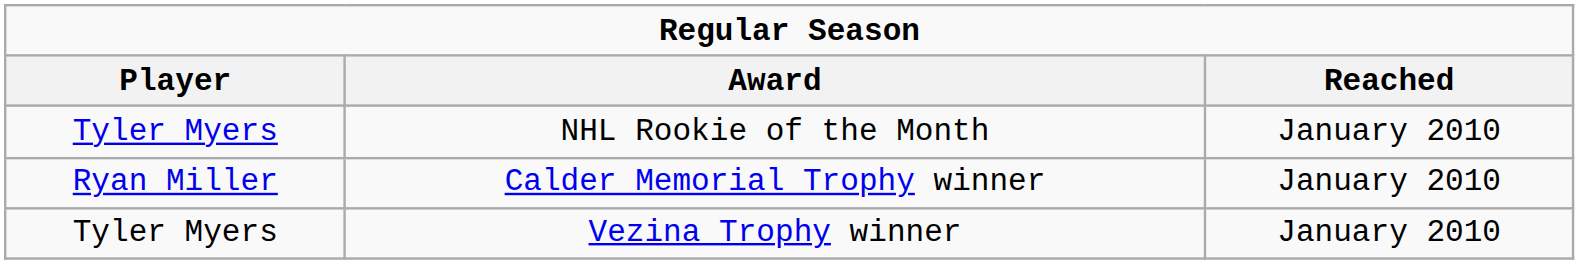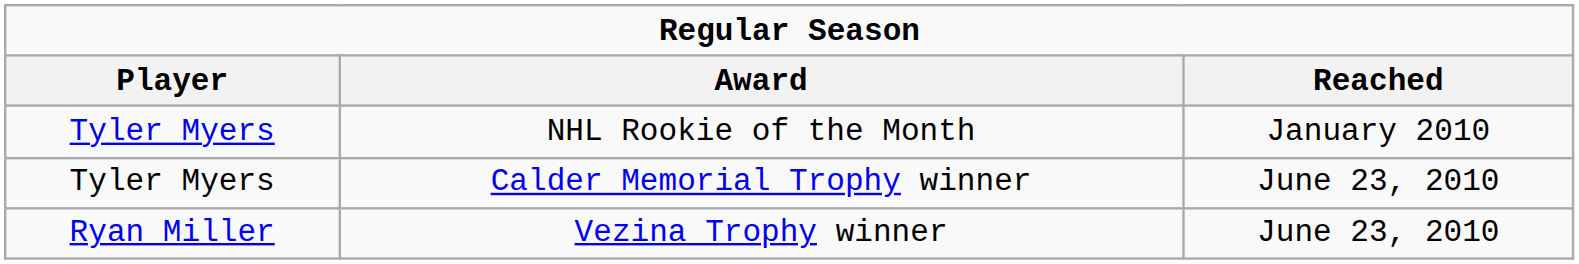(175, 182) Ryan Miller -> (172, 182) Tyler Myers
(1389, 182) January 2010 -> (1378, 182) June 23, 2010
(175, 233) Tyler Myers -> (172, 233) Ryan Miller
(1389, 233) January 2010 -> (1378, 233) June 23, 2010
